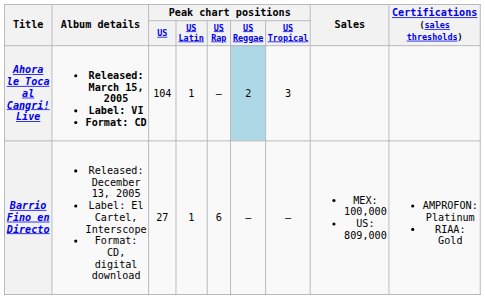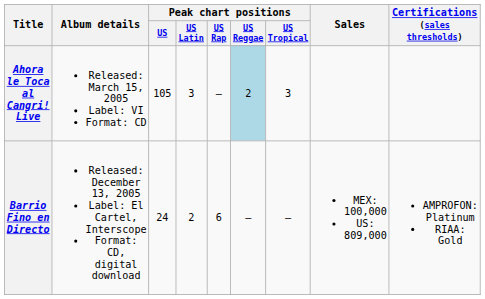(100, 99) bold -> (100, 99) normal
(162, 93) 104 -> (162, 93) 105
(191, 93) 1 -> (191, 93) 3
(162, 218) 27 -> (162, 218) 24
(191, 218) 1 -> (191, 218) 2
